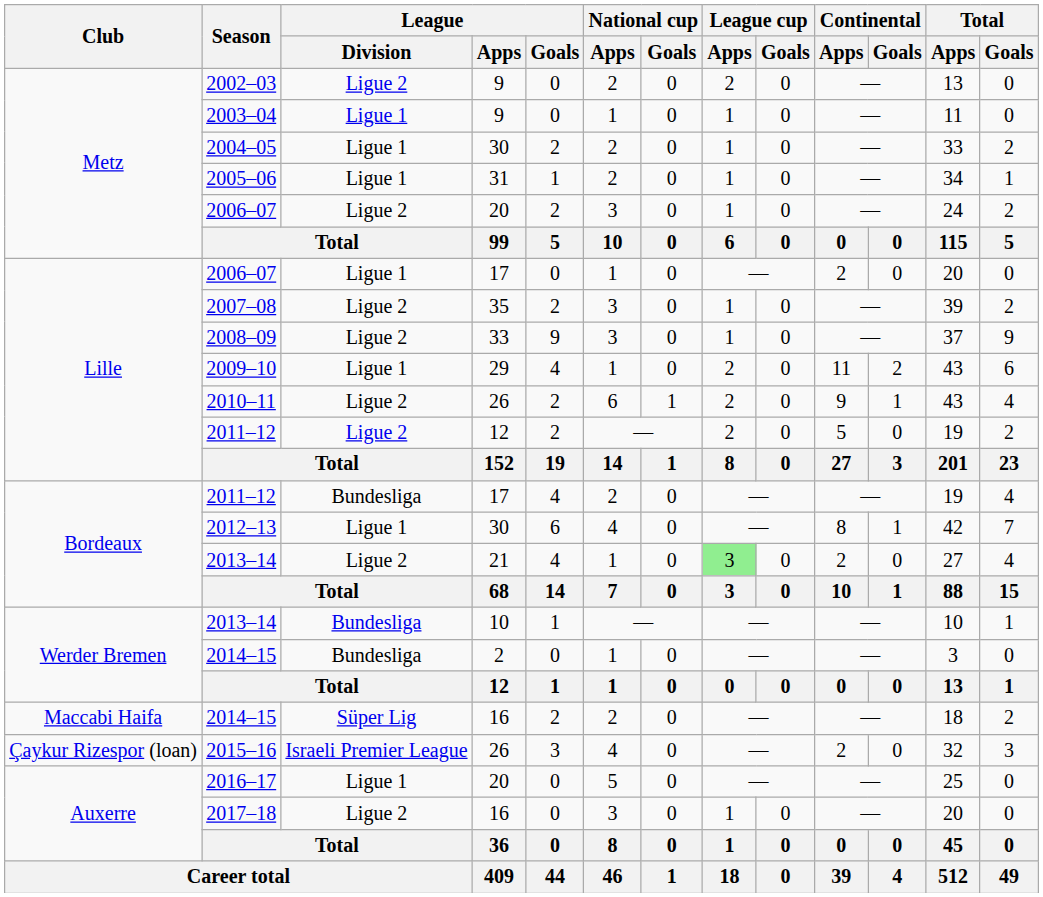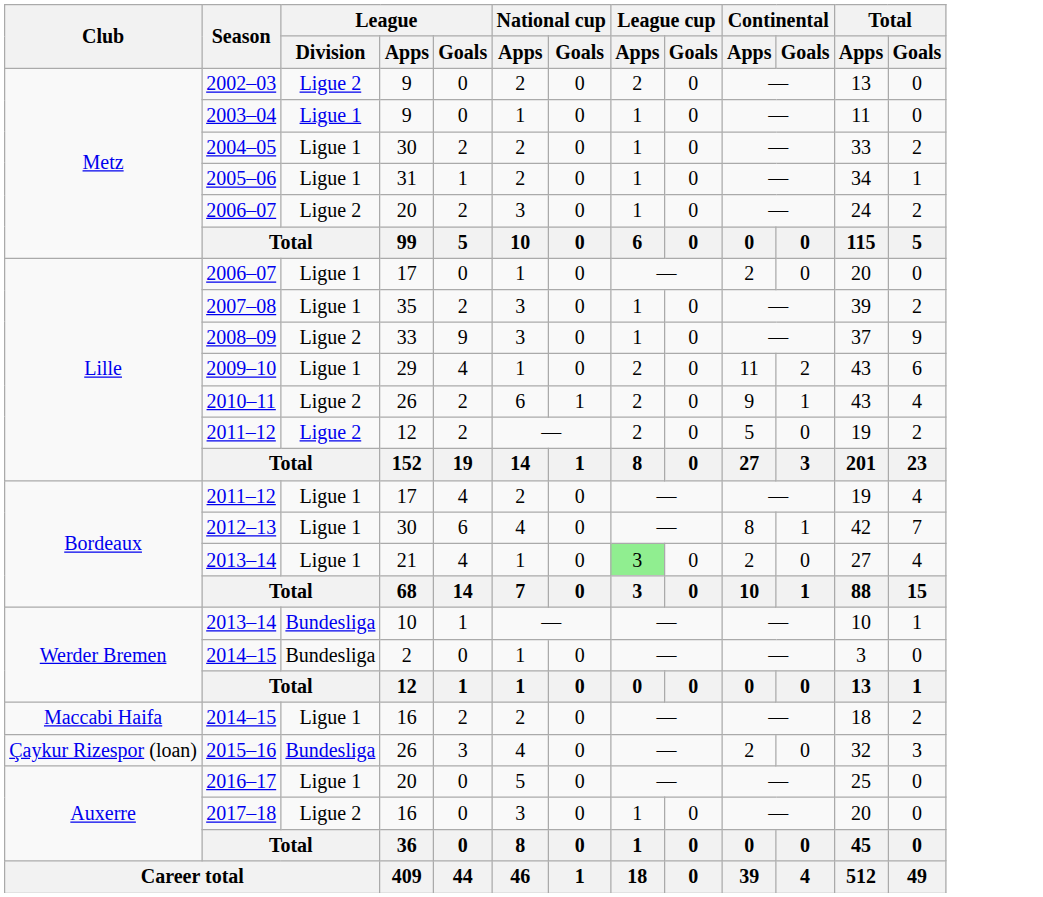(376, 305) Ligue 2 -> (330, 305) Ligue 1
(376, 496) Bundesliga -> (330, 496) Ligue 1
(376, 559) Ligue 2 -> (330, 559) Ligue 1
(376, 718) Süper Lig -> (330, 718) Ligue 1
(376, 749) Israeli Premier League -> (330, 749) Bundesliga
